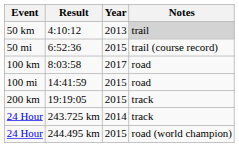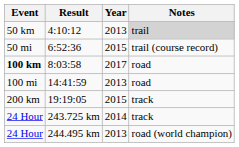(23, 64) normal -> (24, 64) bold
(116, 82) 2015 -> (116, 82) 2013
(116, 133) 2015 -> (116, 133) 2013
